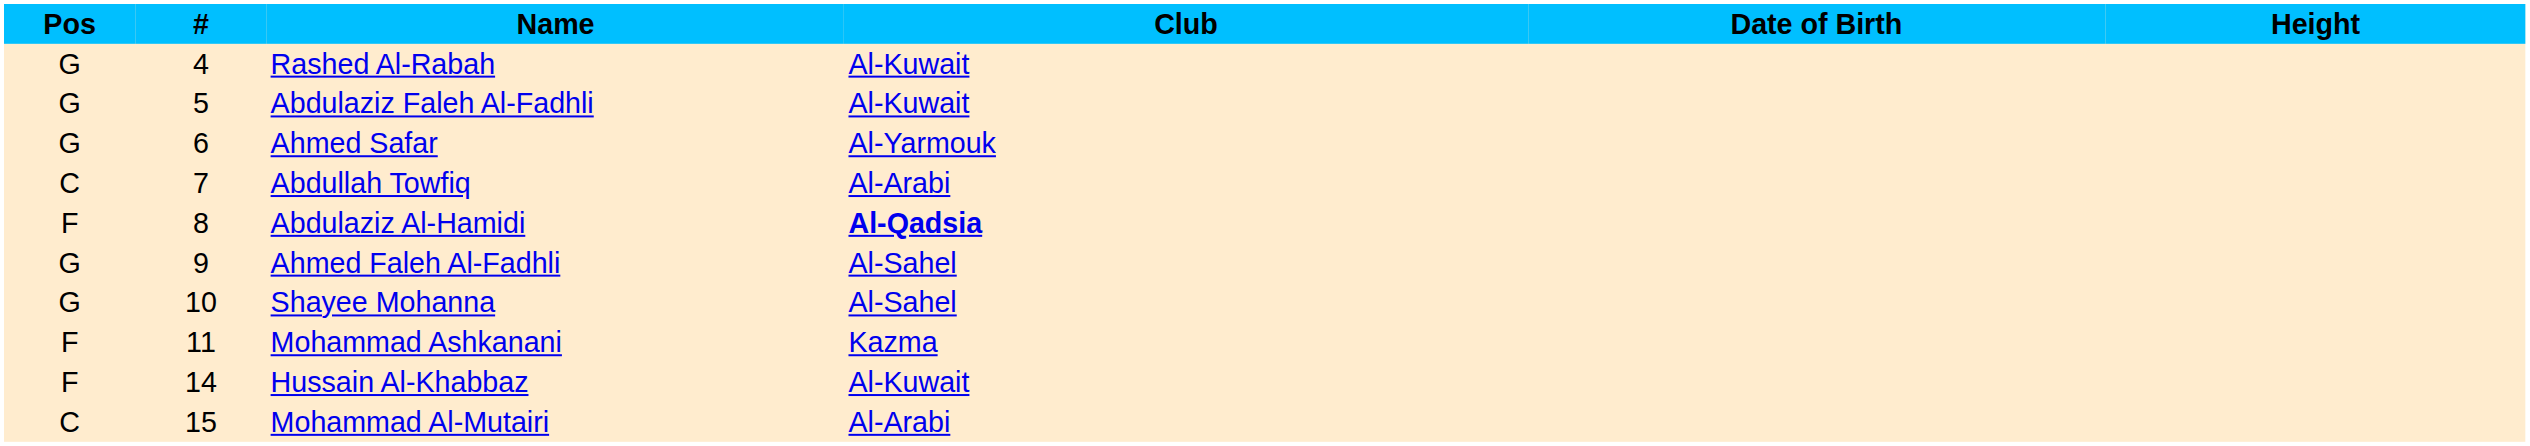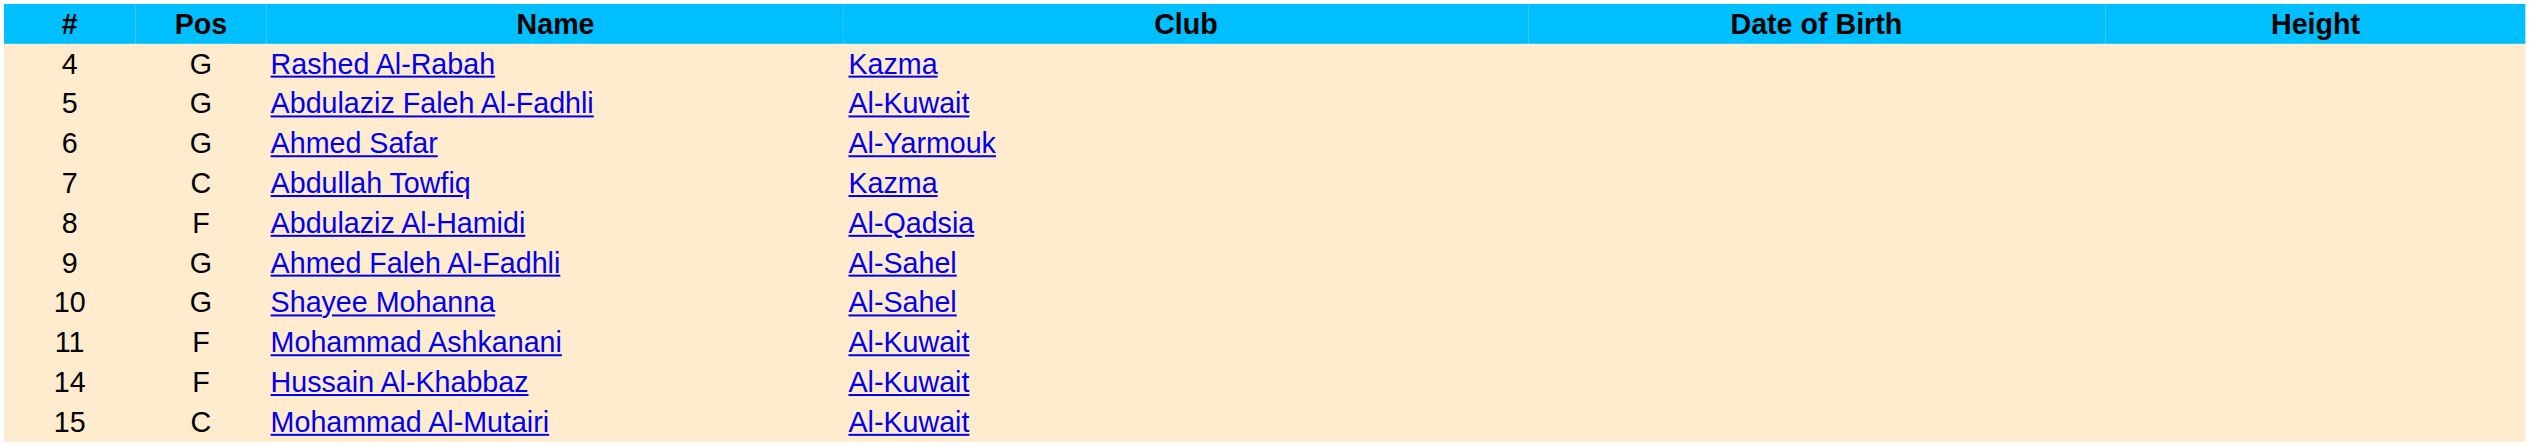columns swapped: (201, 24) <-> (70, 24)
(909, 64) Al-Kuwait -> (893, 64) Kazma
(899, 183) Al-Arabi -> (893, 183) Kazma
(915, 223) bold -> (911, 223) normal
(893, 342) Kazma -> (909, 342) Al-Kuwait
(899, 422) Al-Arabi -> (909, 422) Al-Kuwait
